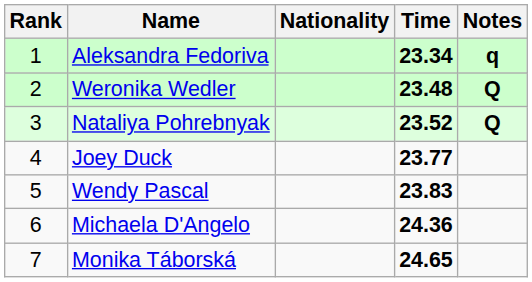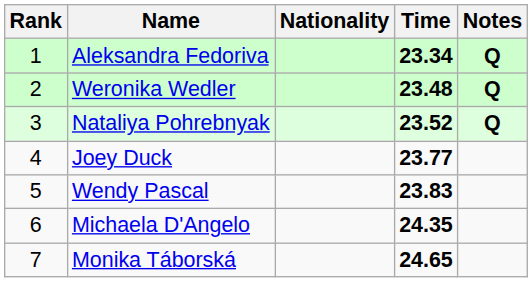(492, 55) q -> (492, 55) Q
(426, 225) 24.36 -> (426, 225) 24.35
